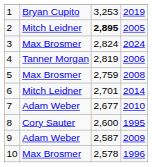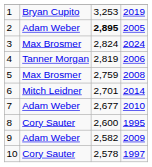(52, 28) Mitch Leidner -> (51, 28) Adam Weber
(106, 138) 2,587 -> (106, 138) 2,582
(52, 153) Max Brosmer -> (49, 153) Cory Sauter
(134, 153) 1996 -> (134, 153) 1997
